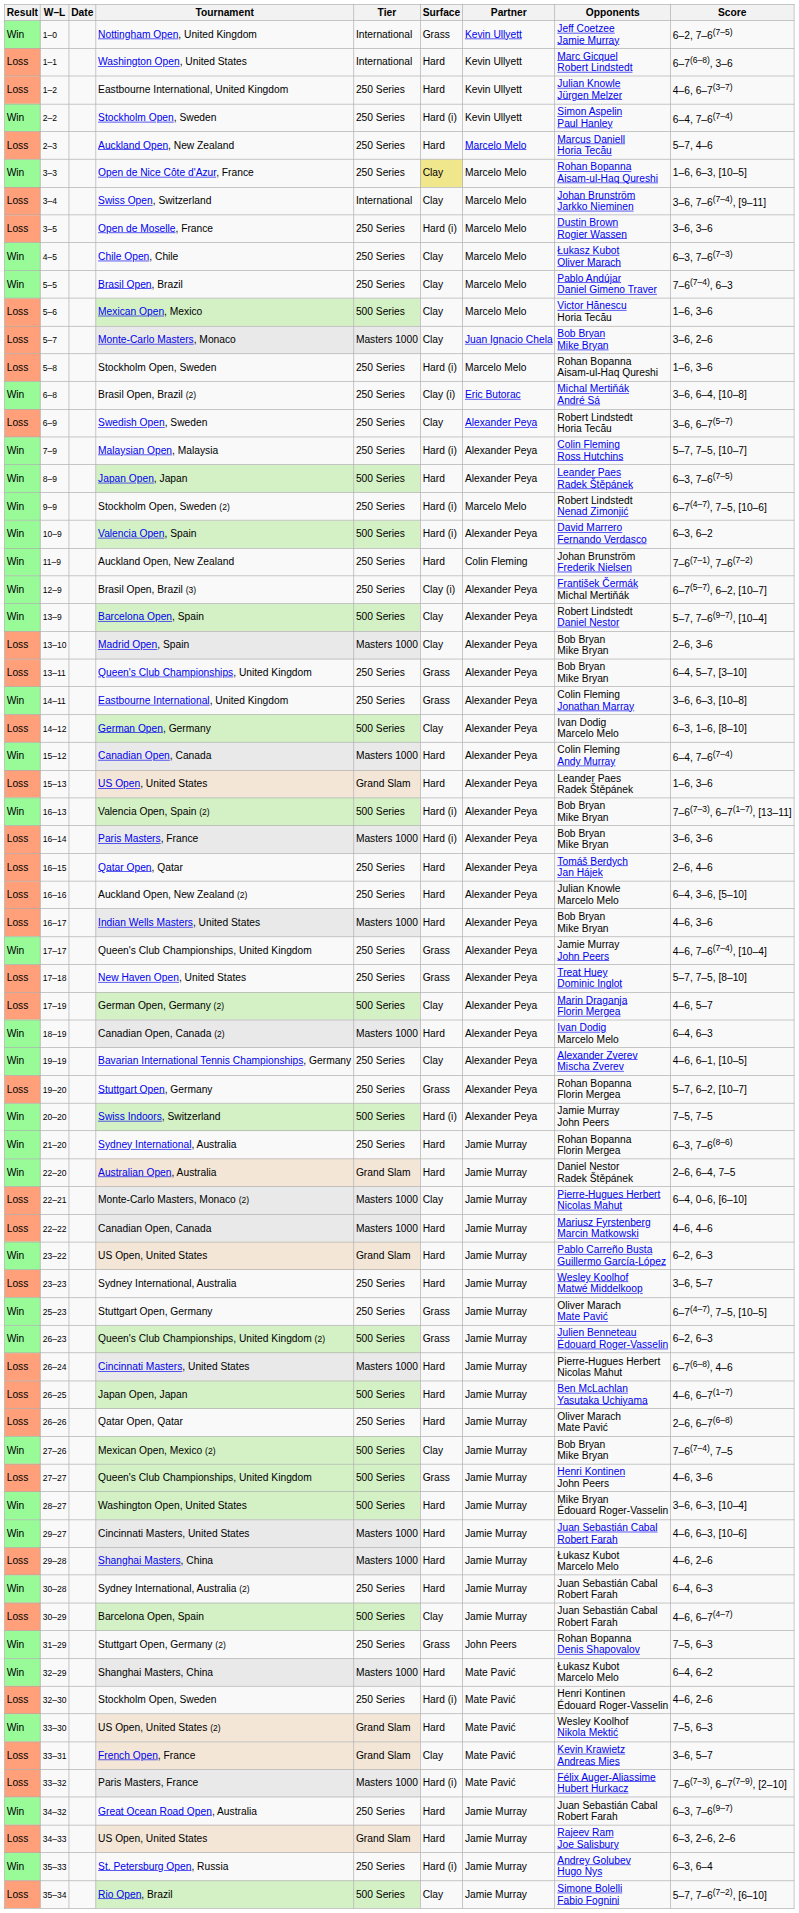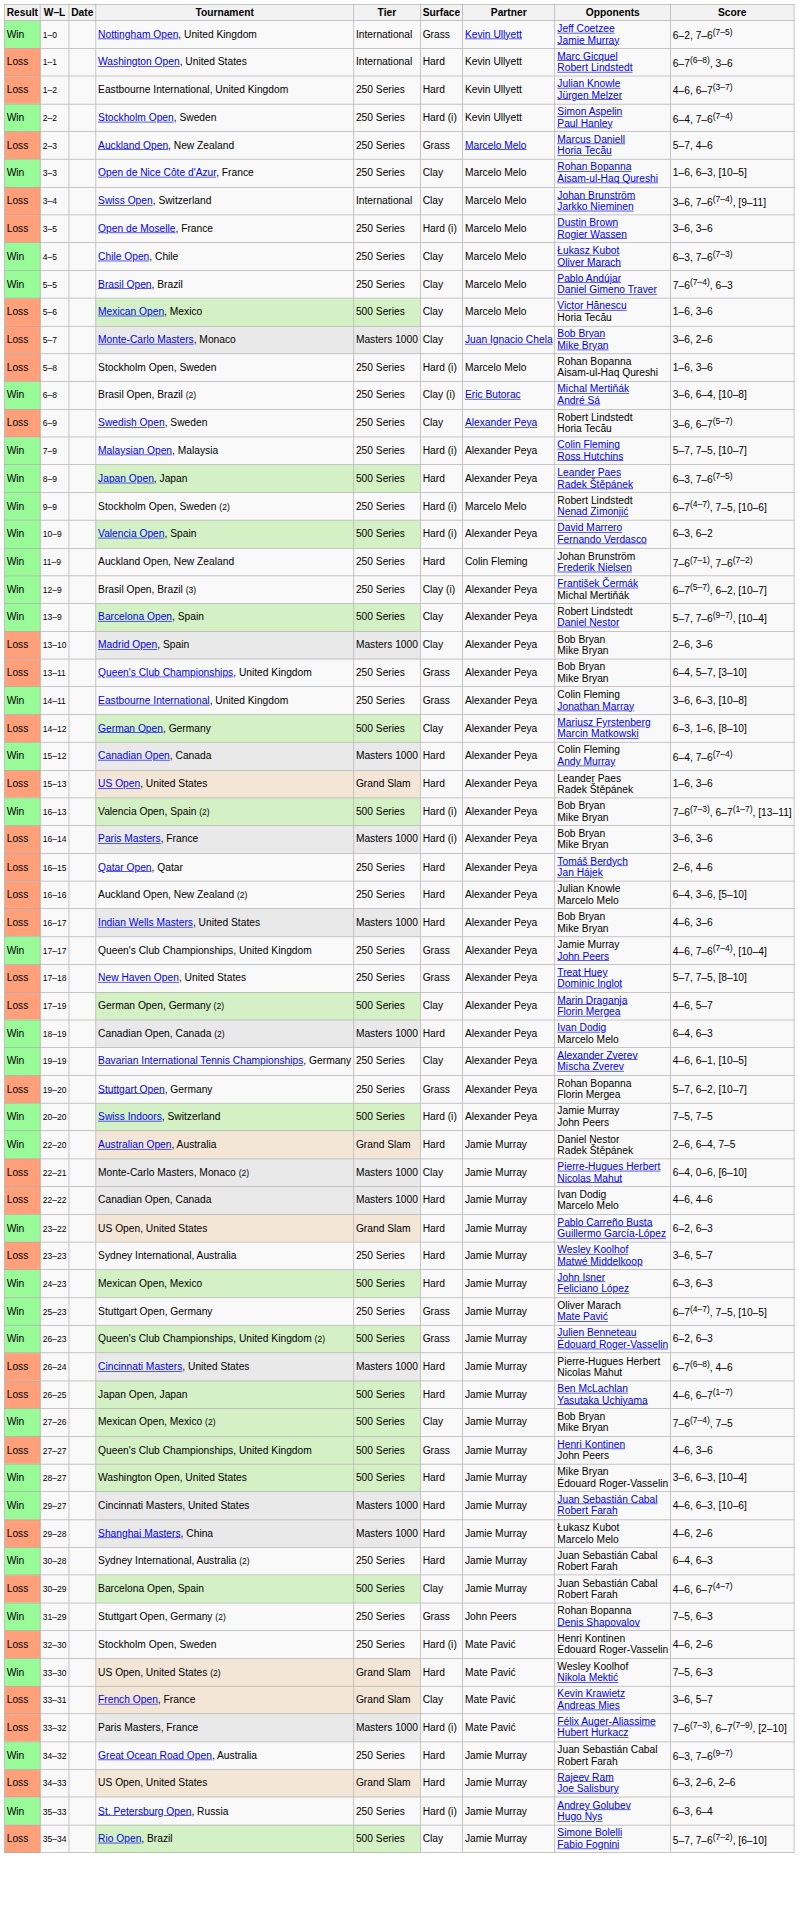(434, 145) Hard -> (436, 145) Grass
(433, 173) khaki background -> (433, 173) no background
(588, 728) Ivan Dodig Marcelo Melo -> (604, 728) Mariusz Fyrstenberg Marcin Matkowski
- row: (55, 1145)
(604, 1228) Mariusz Fyrstenberg Marcin Matkowski -> (588, 1200) Ivan Dodig Marcelo Melo
+ row: (55, 1284)
- row: (55, 1423)
- row: (55, 1673)
